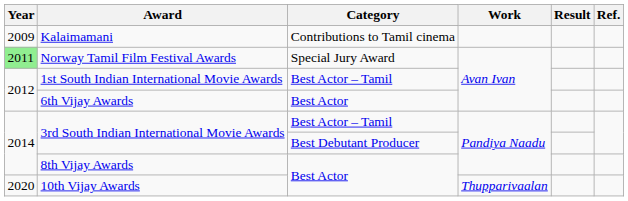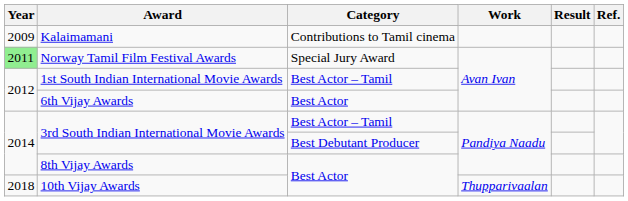(21, 185) 2020 -> (21, 185) 2018
